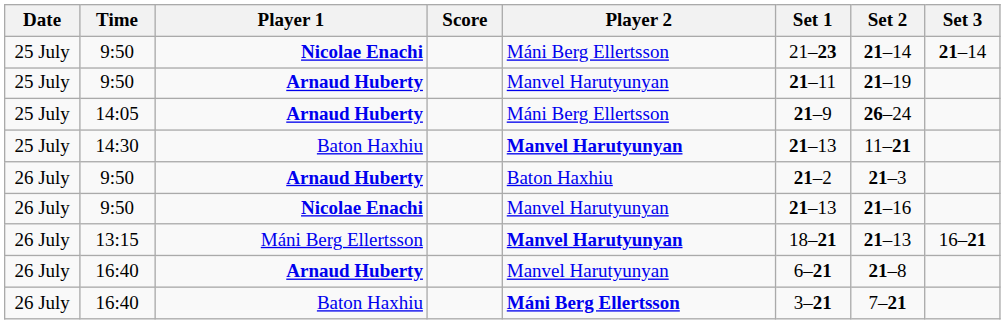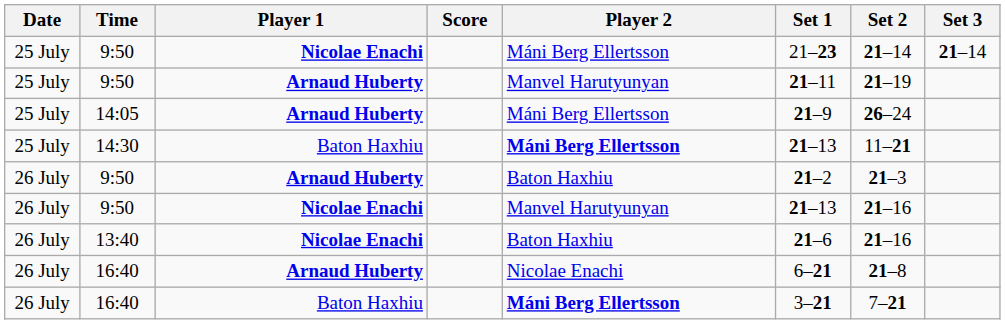(595, 145) Manvel Harutyunyan -> (593, 145) Máni Berg Ellertsson
- row: (117, 240)
+ row: (117, 240)
(588, 271) Manvel Harutyunyan -> (565, 271) Nicolae Enachi
